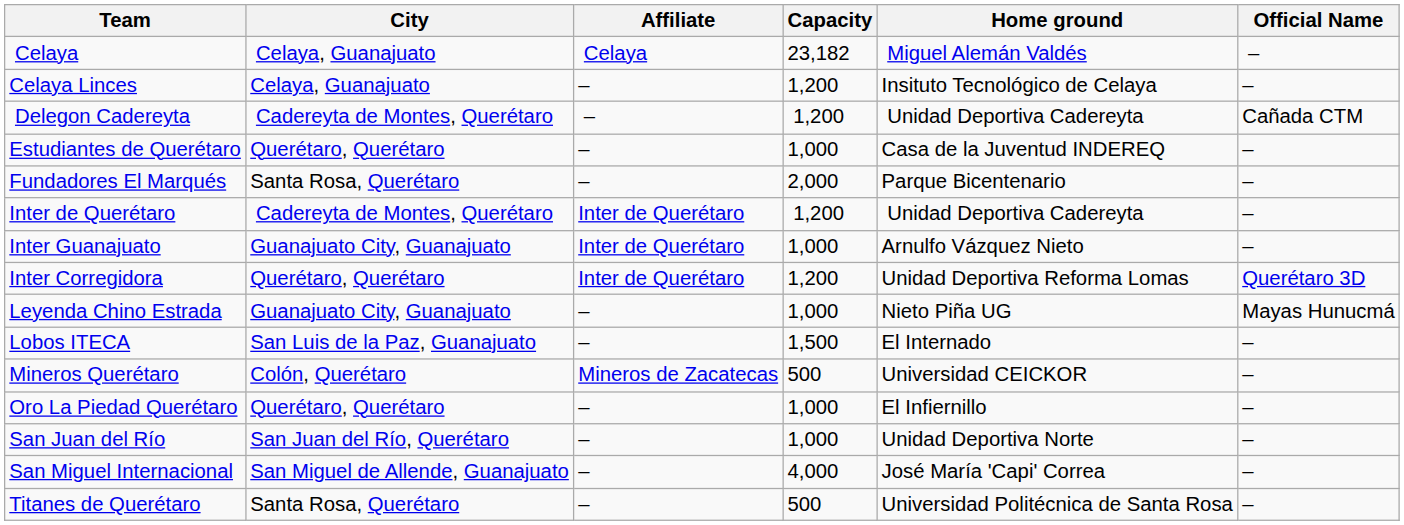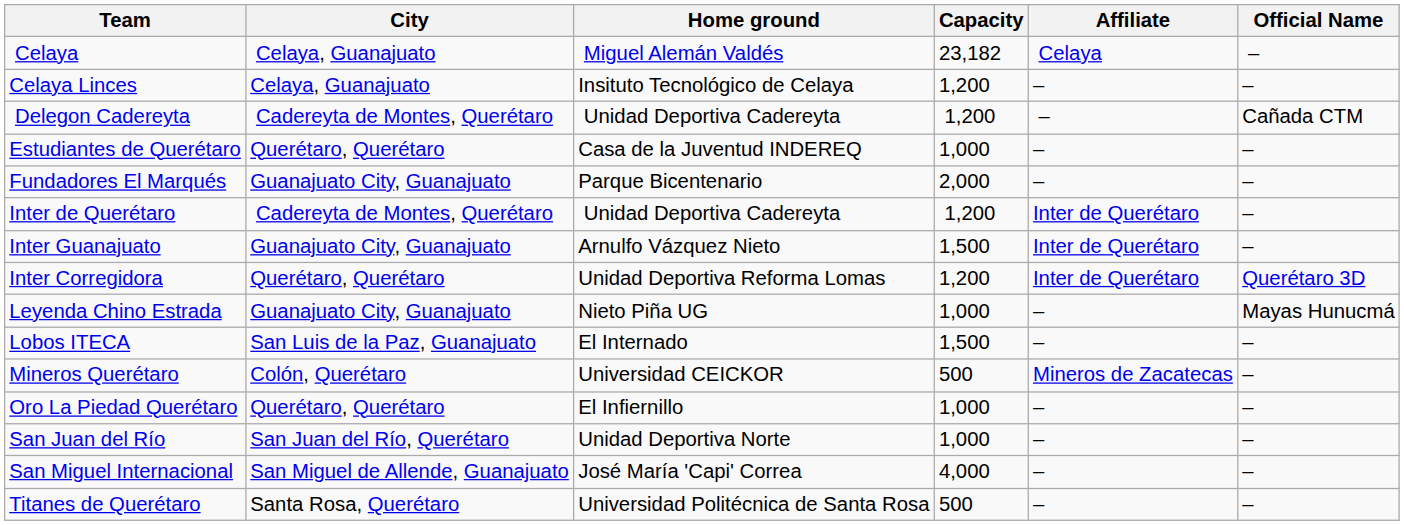columns swapped: (1057, 20) <-> (678, 20)
(355, 181) Santa Rosa, Querétaro -> (381, 181) Guanajuato City, Guanajuato
(813, 246) 1,000 -> (964, 246) 1,500
